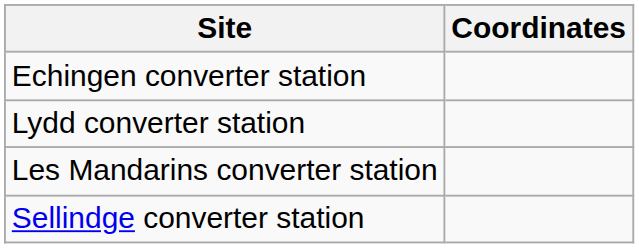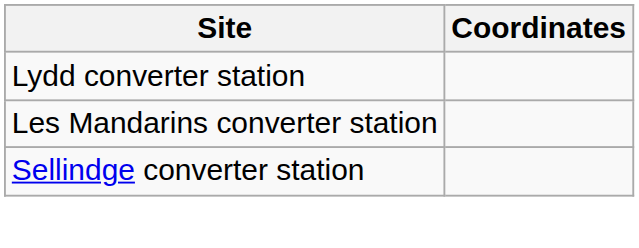- row: (189, 75)
